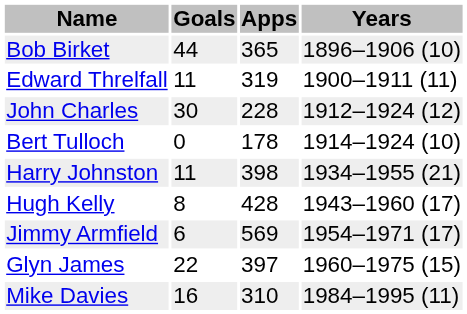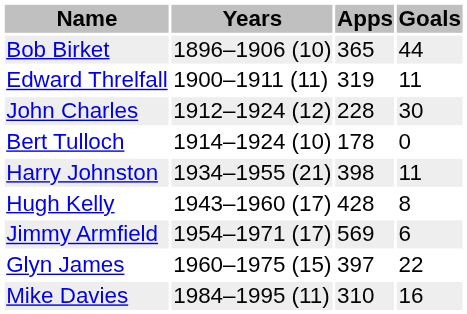columns swapped: (382, 18) <-> (204, 18)
